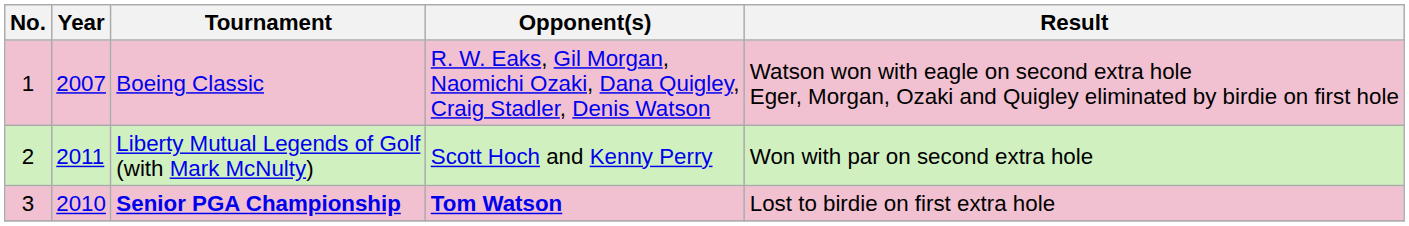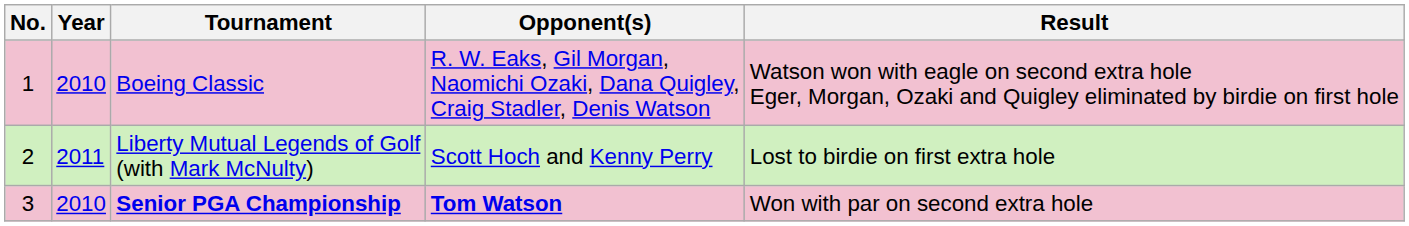(81, 83) 2007 -> (81, 83) 2010
(921, 156) Won with par on second extra hole -> (902, 156) Lost to birdie on first extra hole
(902, 204) Lost to birdie on first extra hole -> (921, 204) Won with par on second extra hole
